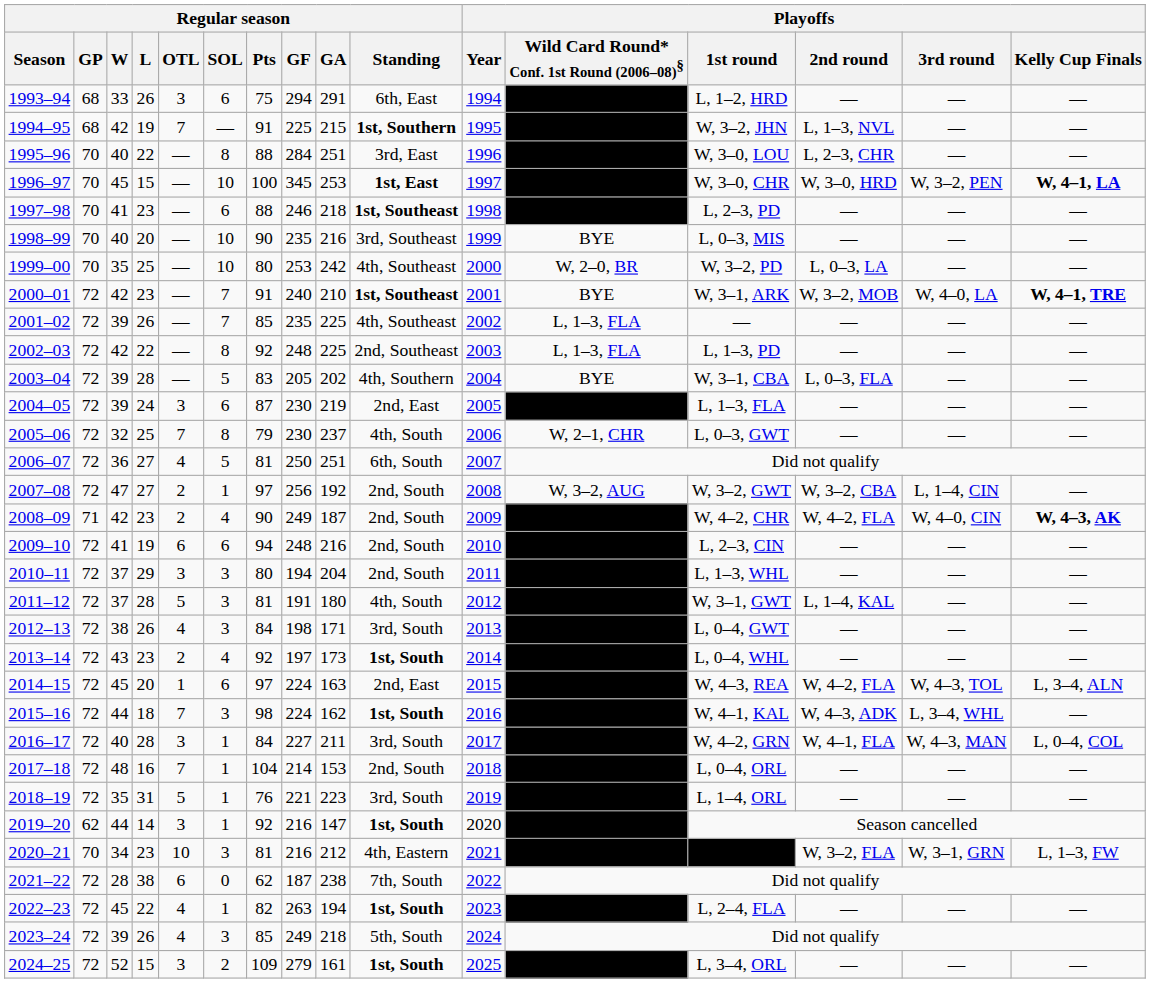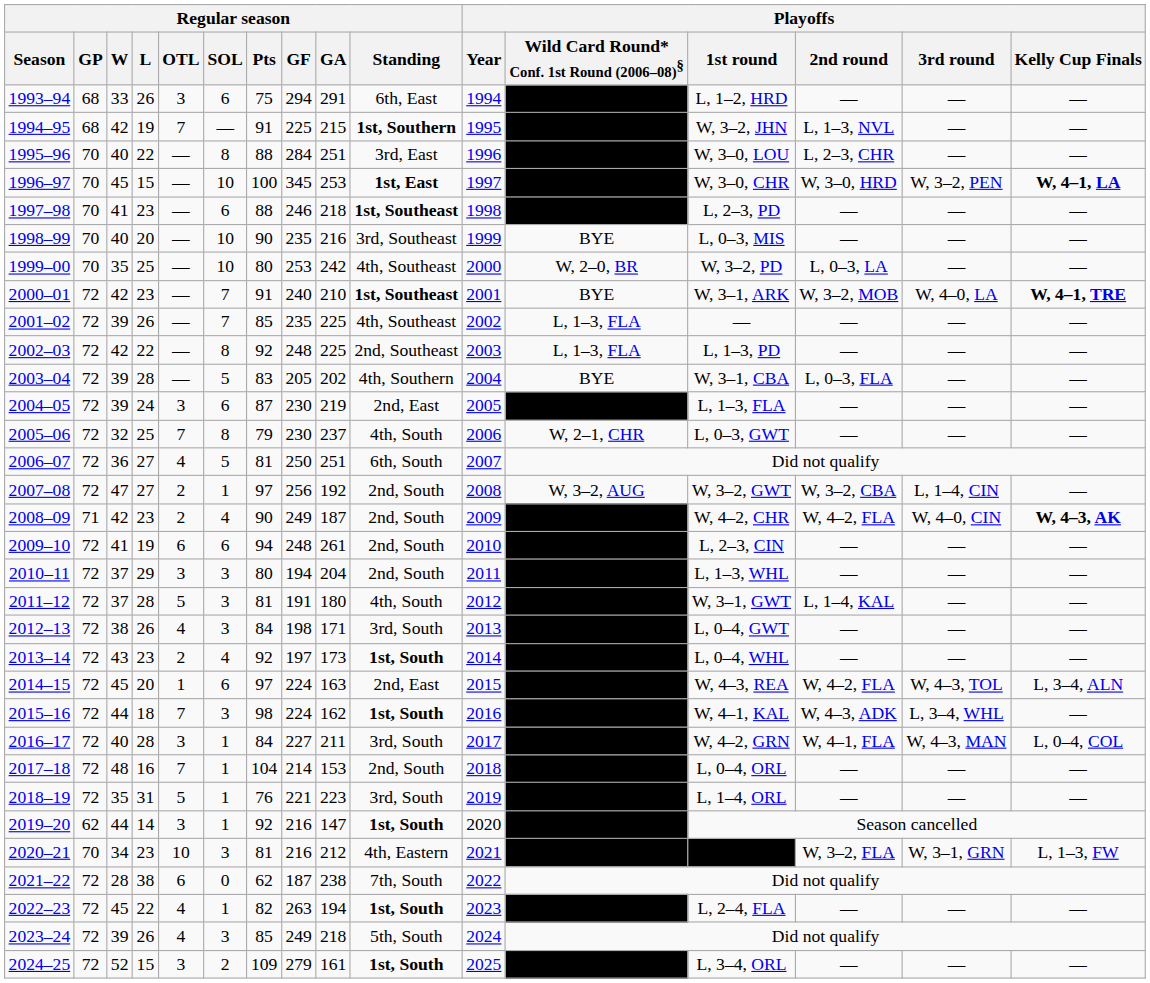(333, 545) 216 -> (333, 545) 261
